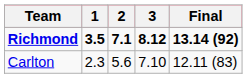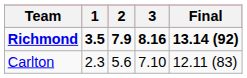(121, 39) 7.1 -> (121, 39) 7.9
(152, 39) 8.12 -> (152, 39) 8.16
